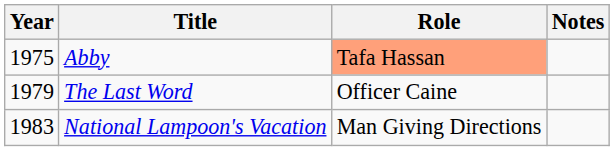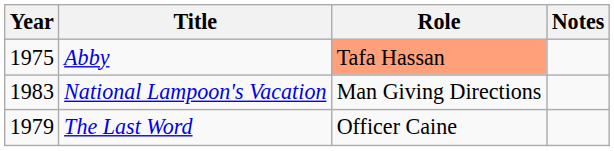rows swapped: (128, 92) <-> (195, 127)
